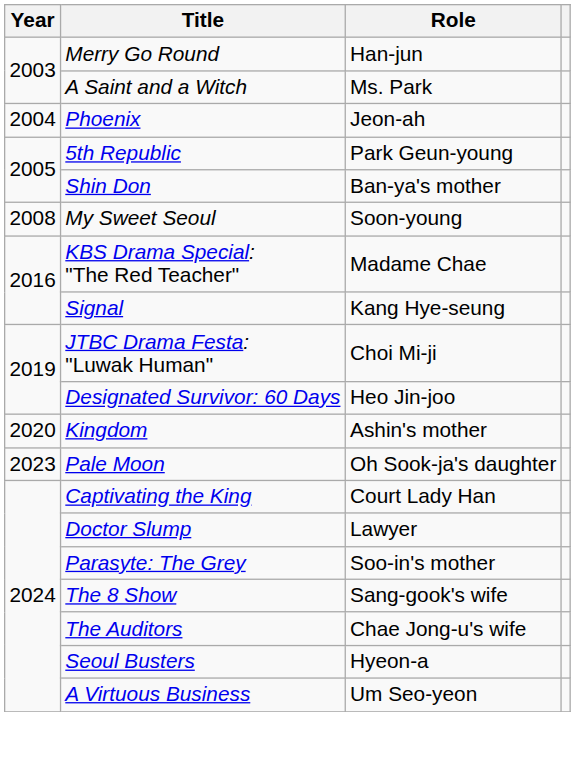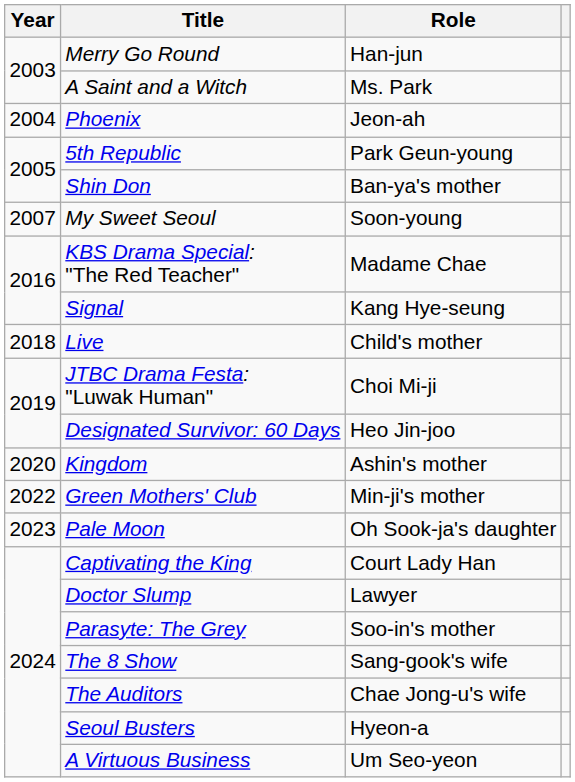(33, 218) 2008 -> (33, 218) 2007
+ row: (84, 341)
+ row: (161, 496)
